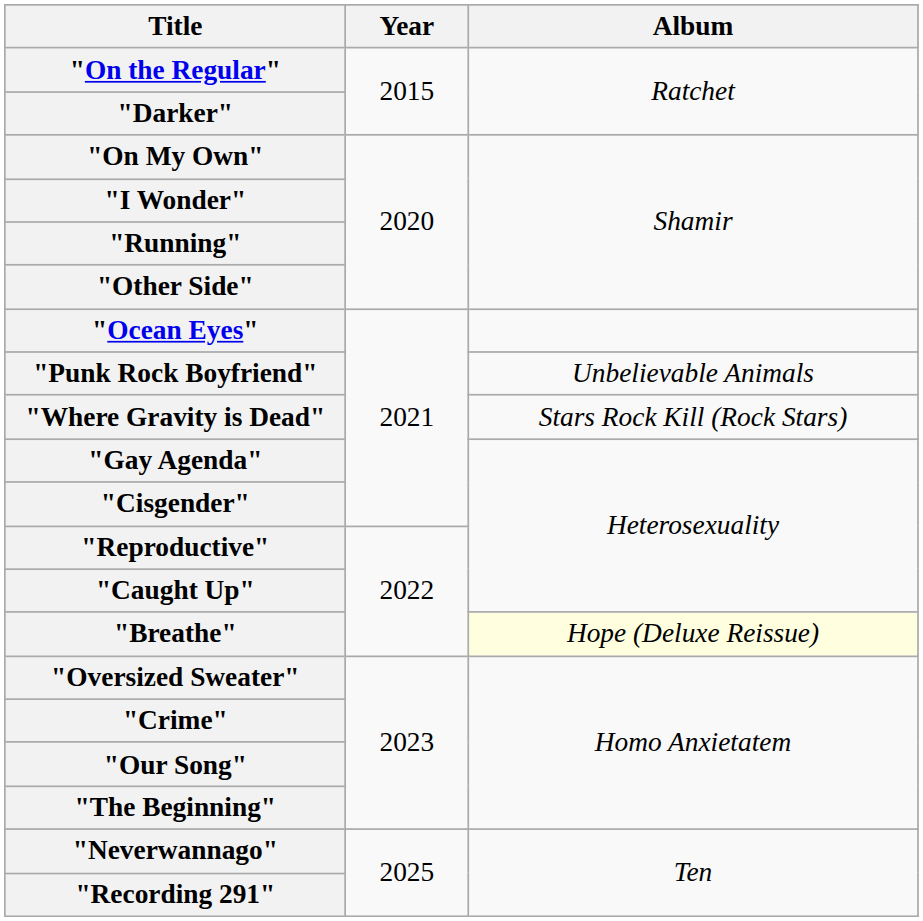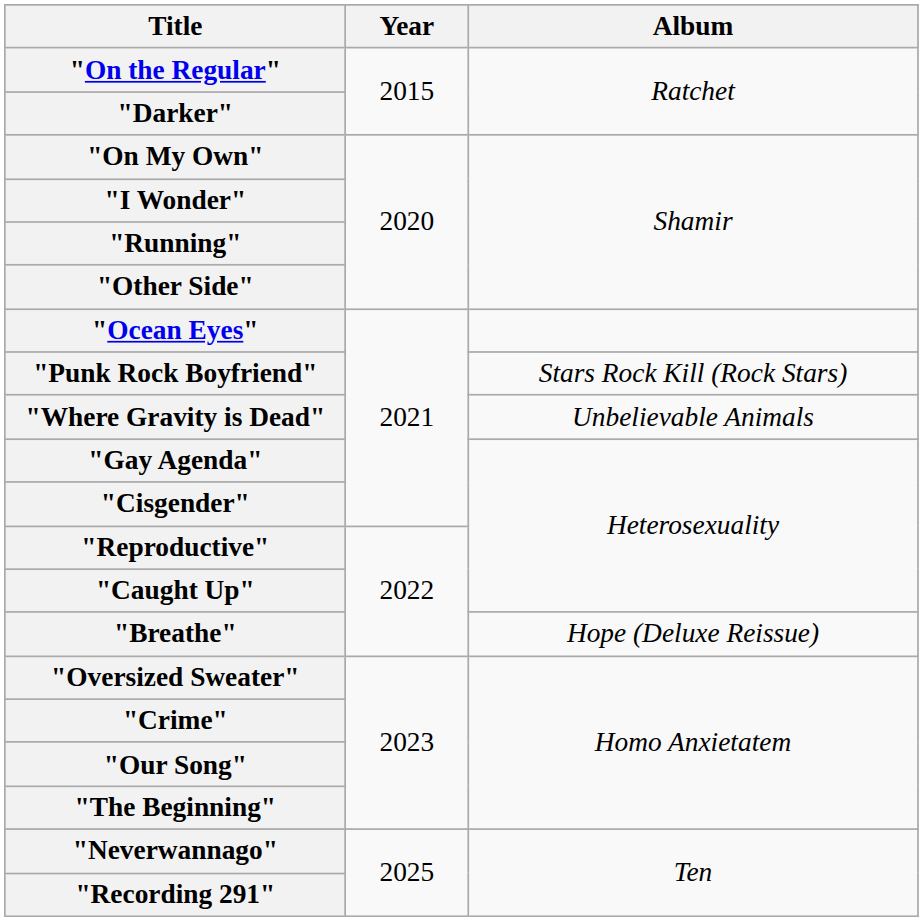(693, 373) Unbelievable Animals -> (693, 373) Stars Rock Kill (Rock Stars)
(693, 416) Stars Rock Kill (Rock Stars) -> (693, 416) Unbelievable Animals
(693, 633) lightyellow background -> (693, 633) no background
